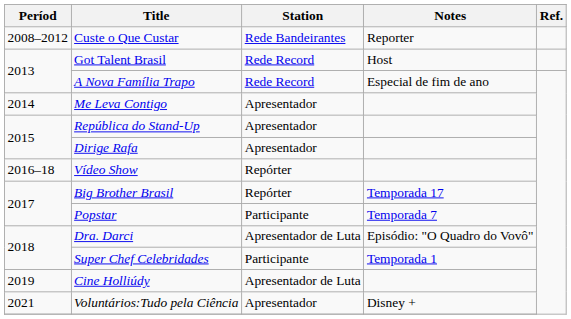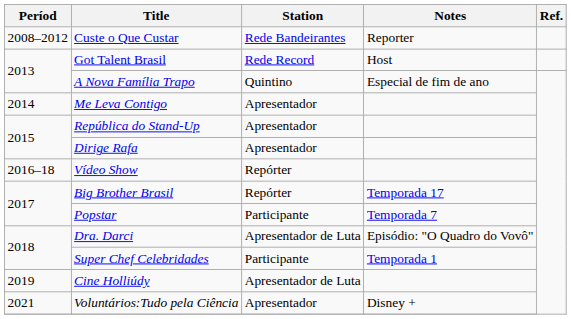(279, 82) Rede Record -> (269, 82) Quintino
